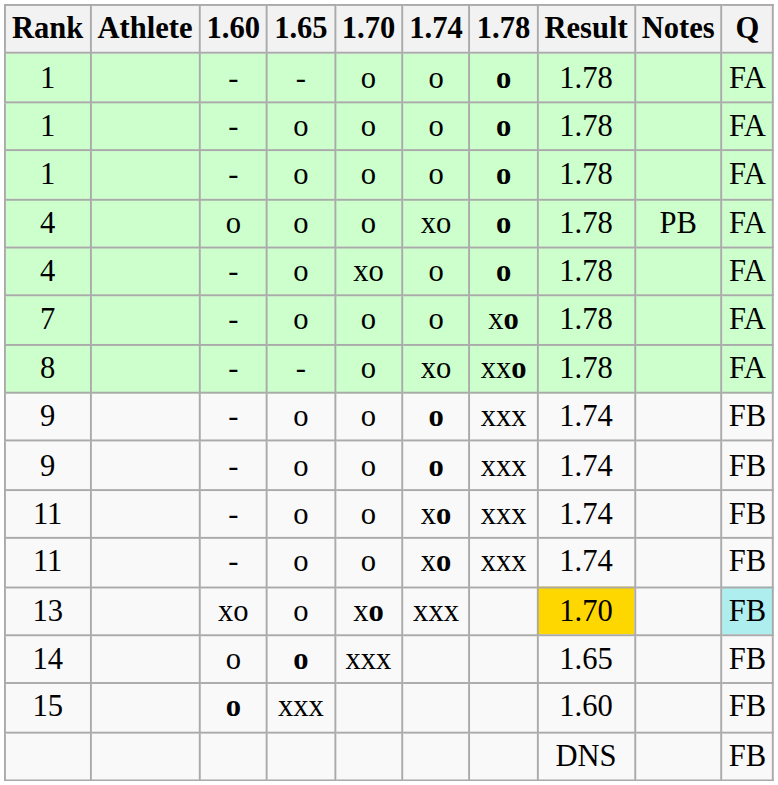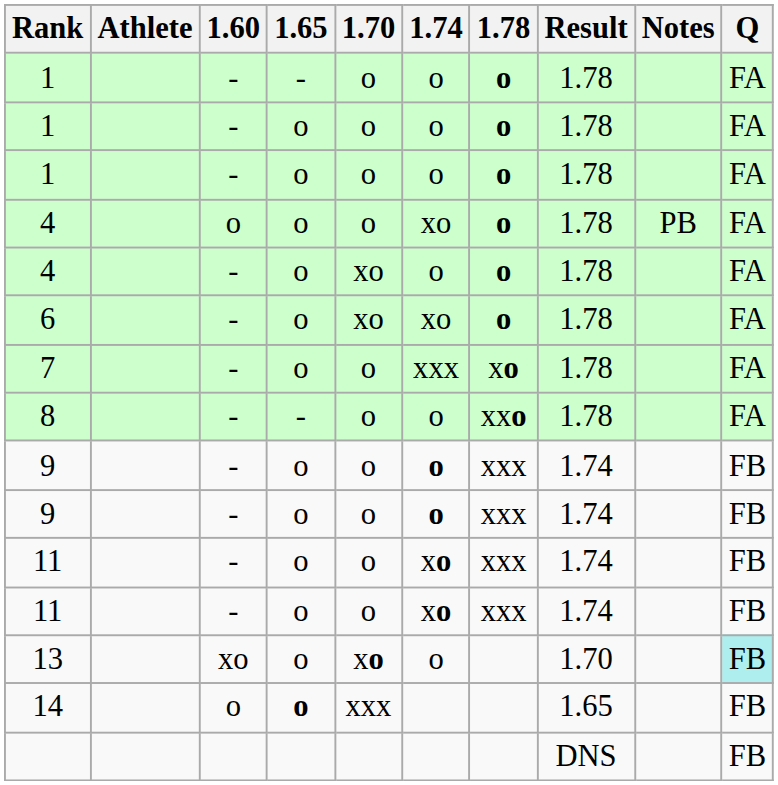+ row: (48, 319)
(436, 319) o -> (436, 367) xxx
(436, 367) xo -> (436, 416) o
(436, 610) xxx -> (436, 658) o
(586, 610) gold background -> (586, 658) no background
- row: (48, 707)
